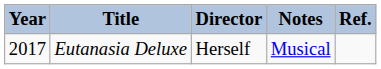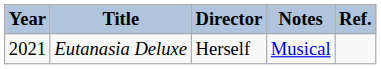(27, 48) 2017 -> (27, 48) 2021
